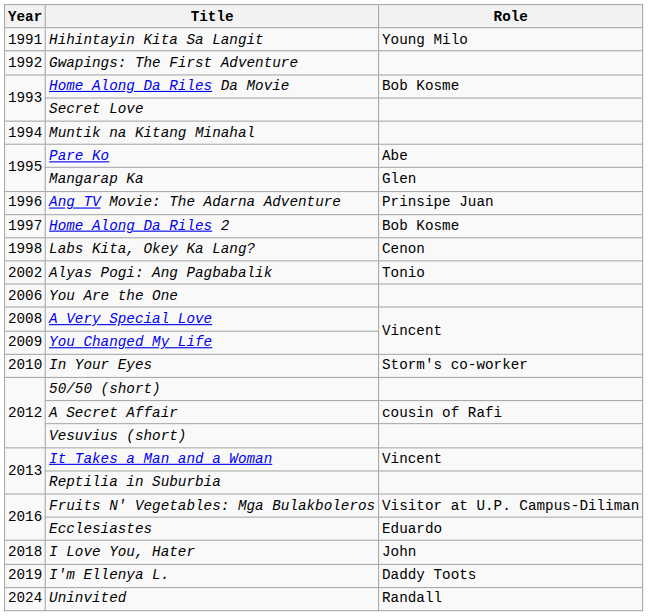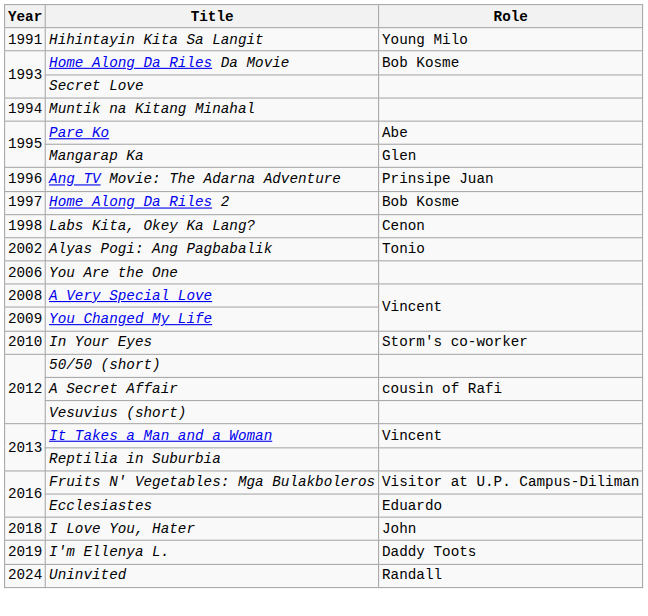- row: (174, 63)
